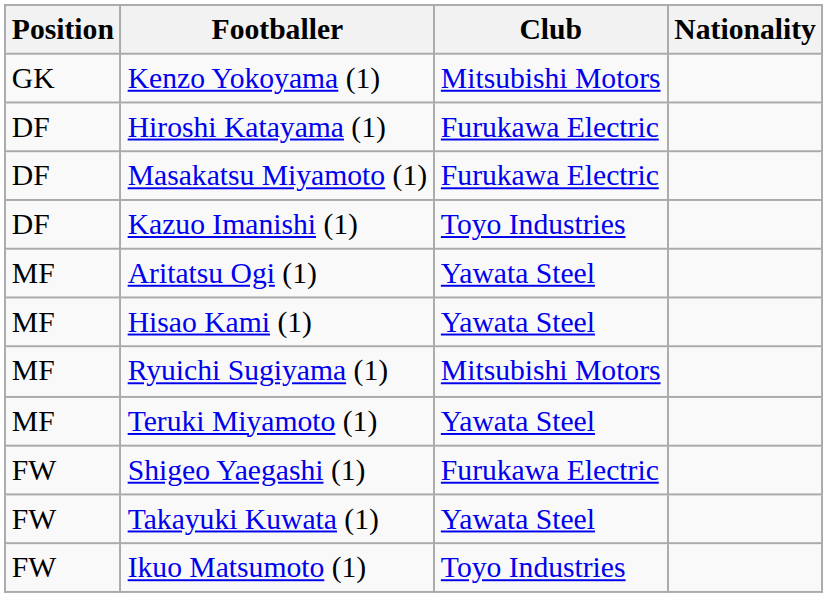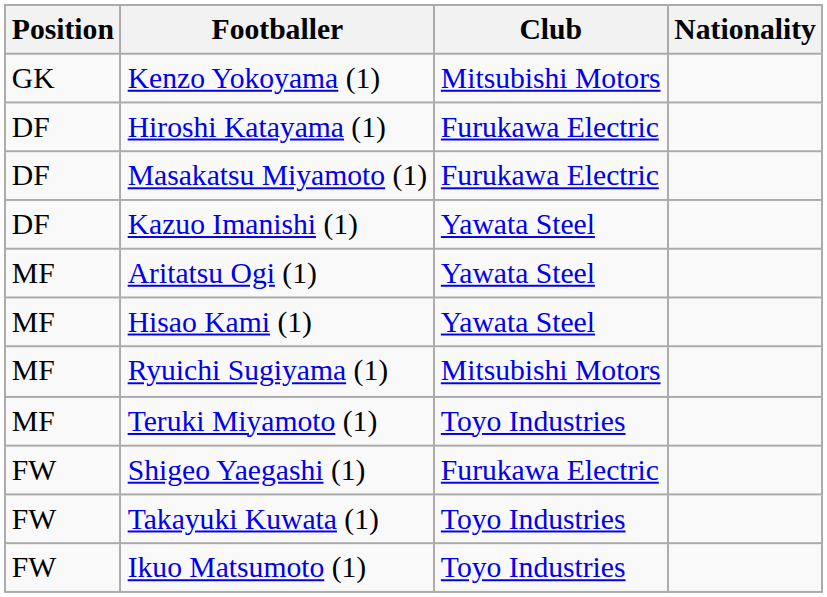(533, 224) Toyo Industries -> (518, 224) Yawata Steel
(518, 420) Yawata Steel -> (533, 420) Toyo Industries
(518, 517) Yawata Steel -> (533, 517) Toyo Industries
